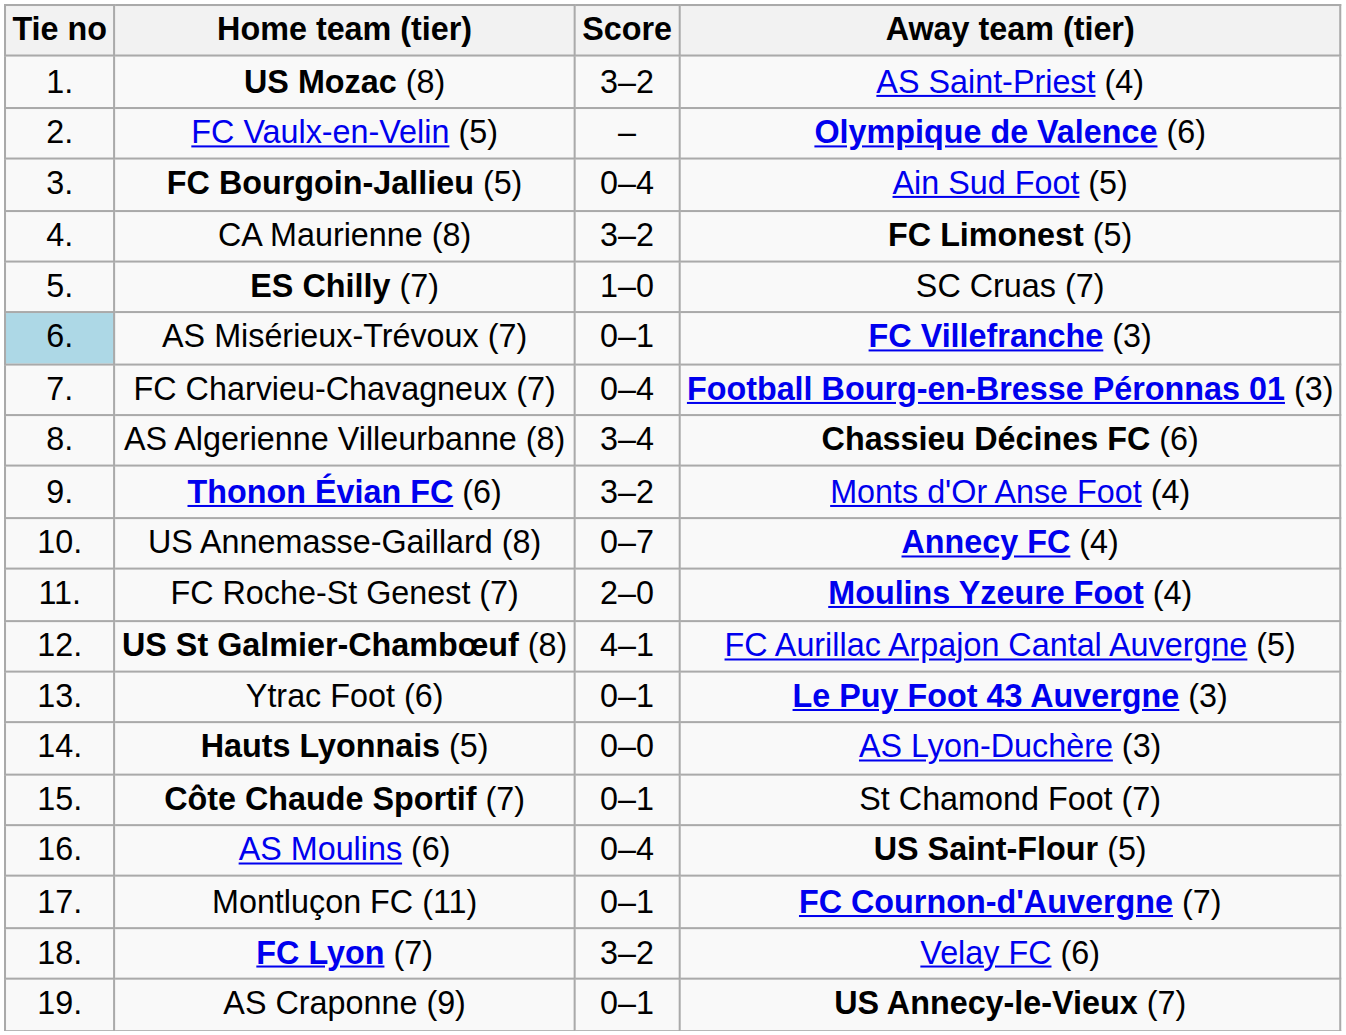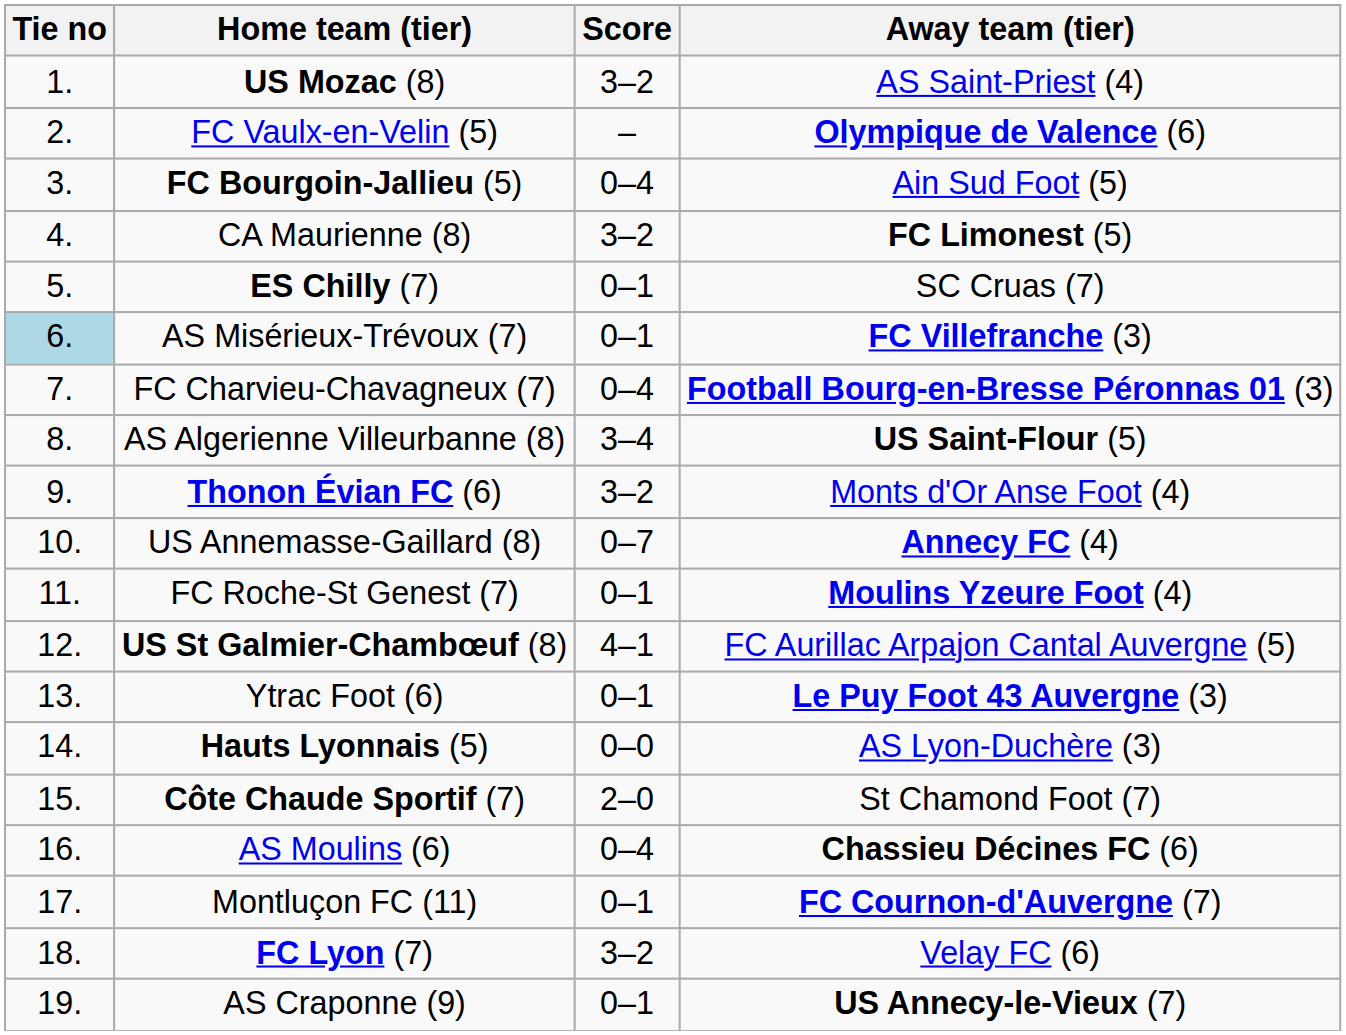(627, 286) 1–0 -> (627, 286) 0–1
(1010, 440) Chassieu Décines FC (6) -> (1010, 440) US Saint-Flour (5)
(627, 593) 2–0 -> (627, 593) 0–1
(627, 798) 0–1 -> (627, 798) 2–0
(1010, 850) US Saint-Flour (5) -> (1010, 850) Chassieu Décines FC (6)
